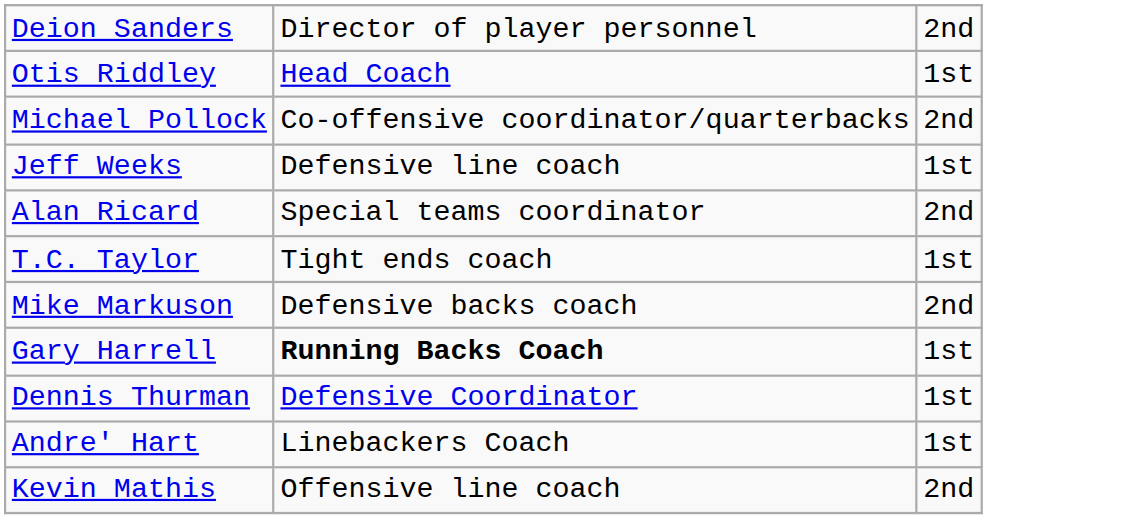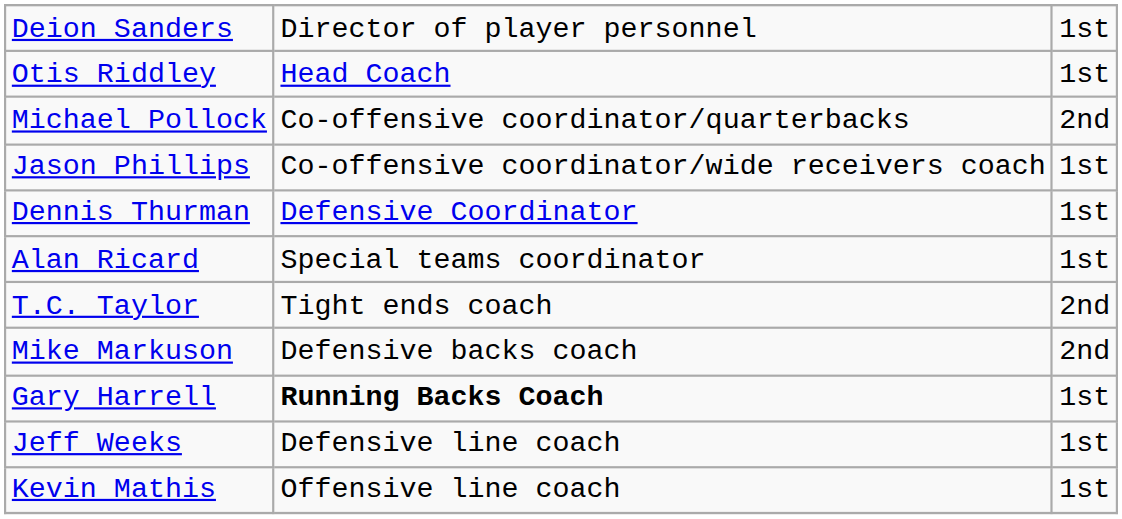(949, 28) 2nd -> (1085, 28) 1st
+ row: (131, 167)
rows swapped: (131, 398) <-> (97, 167)
(949, 213) 2nd -> (1085, 259) 1st
(949, 259) 1st -> (1085, 305) 2nd
- row: (105, 444)
(949, 490) 2nd -> (1085, 490) 1st
